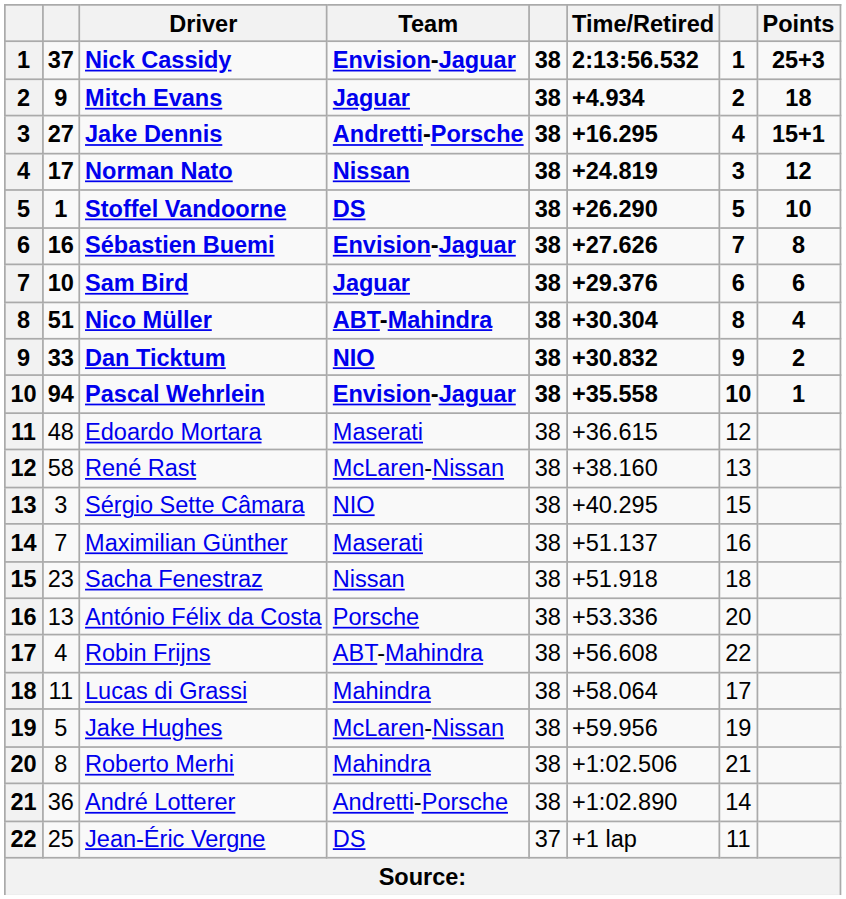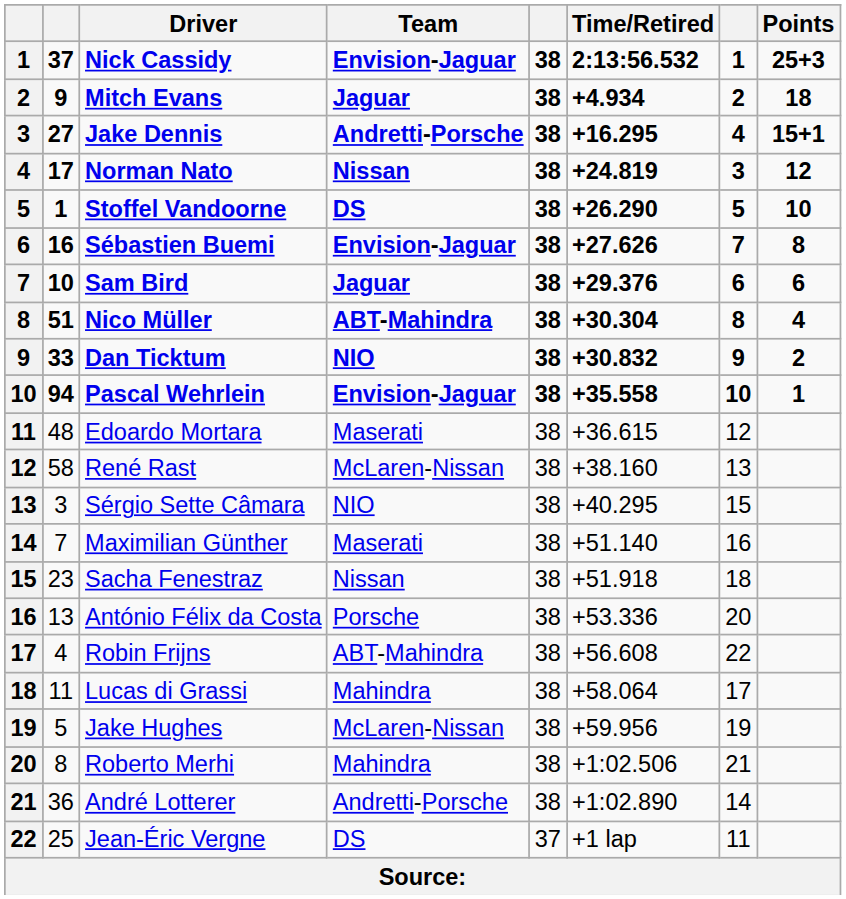(615, 542) +51.137 -> (615, 542) +51.140
